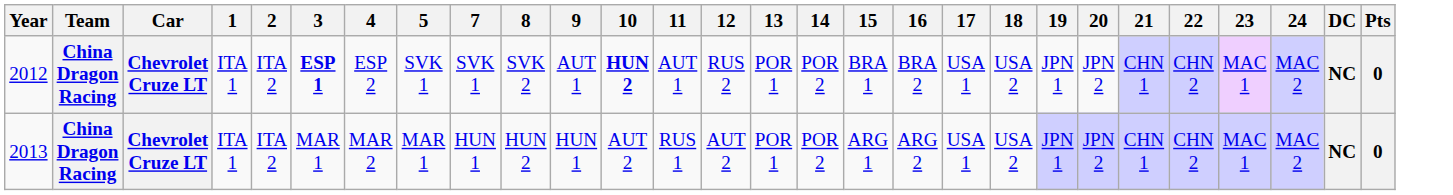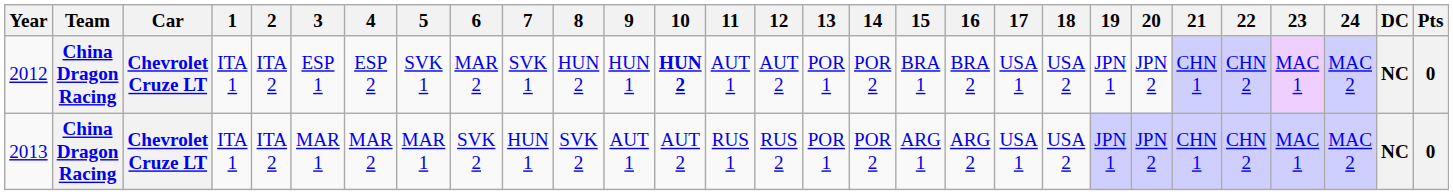+ column: (476, 19)
(318, 74) bold -> (318, 74) normal
(526, 74) SVK 2 -> (579, 74) HUN 2
(576, 74) AUT 1 -> (629, 74) HUN 1
(726, 74) RUS 2 -> (779, 74) AUT 2
(526, 150) HUN 2 -> (579, 150) SVK 2
(576, 150) HUN 1 -> (629, 150) AUT 1
(726, 150) AUT 2 -> (779, 150) RUS 2
